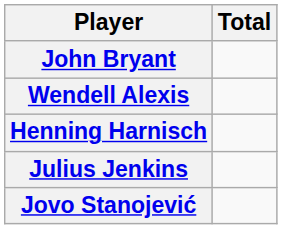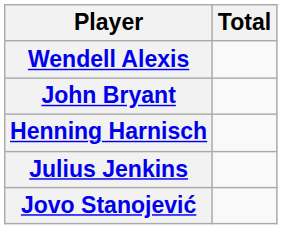rows swapped: (109, 95) <-> (109, 59)
